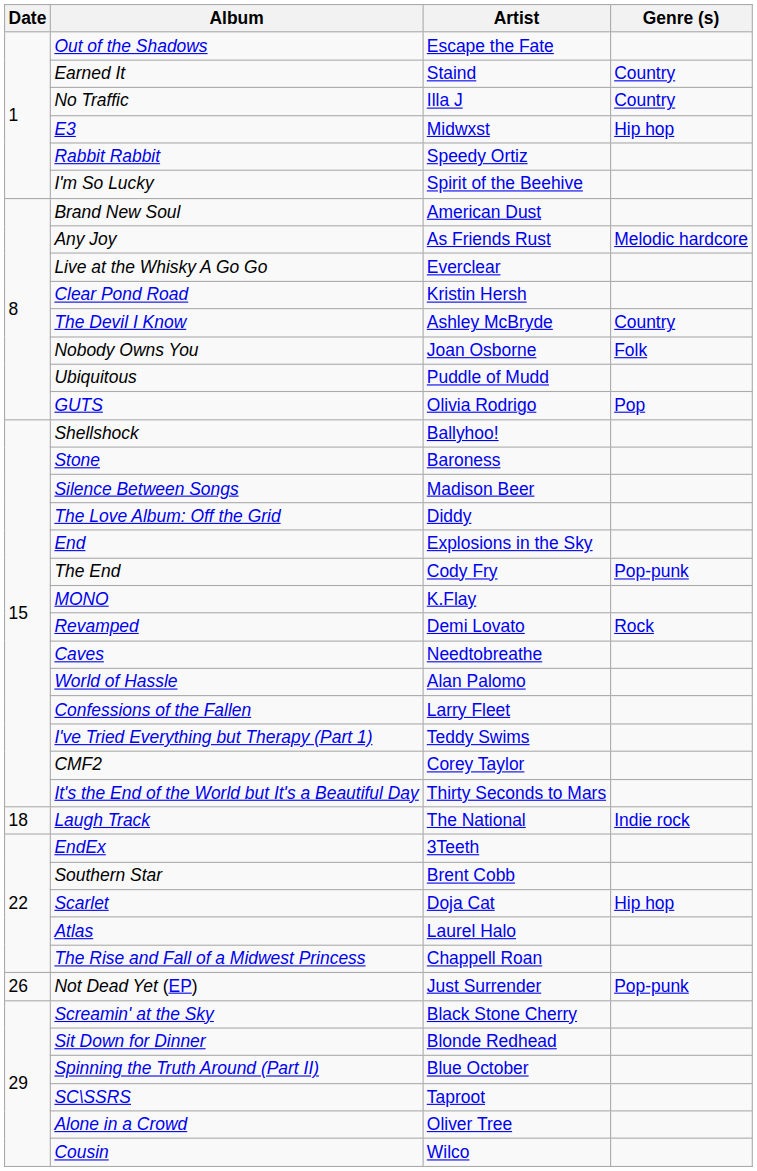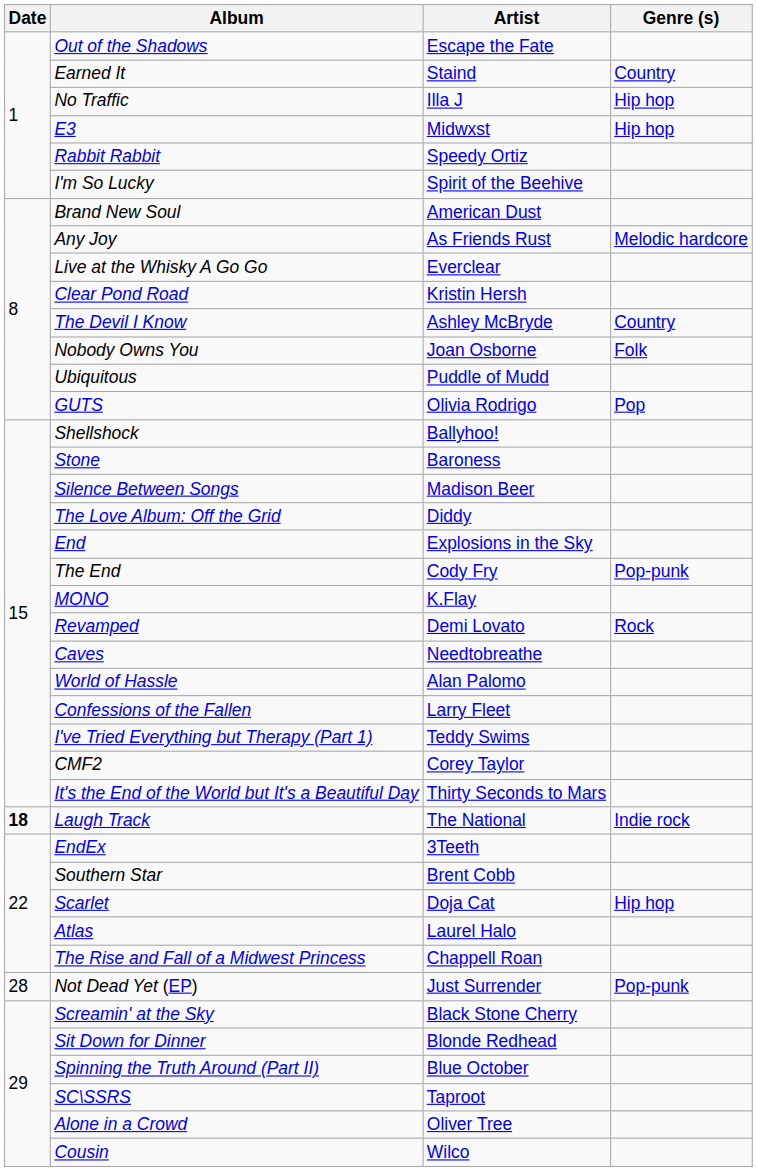(645, 101) Country -> (644, 101) Hip hop
(18, 820) normal -> (18, 820) bold
(18, 986) 26 -> (18, 986) 28
